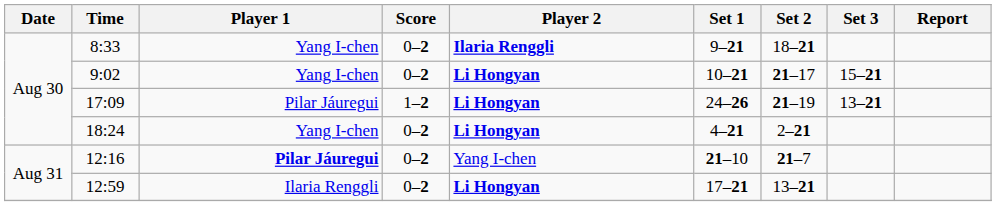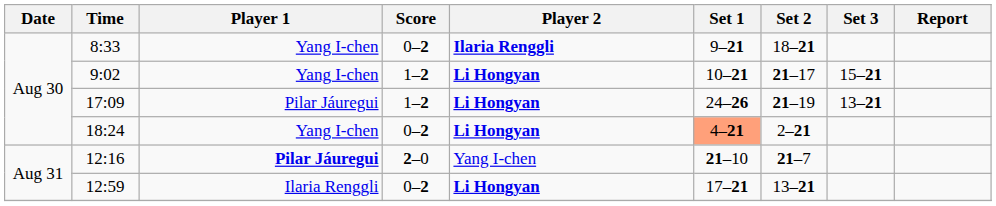(416, 74) 0–2 -> (416, 74) 1–2
(727, 131) no background -> (727, 131) lightsalmon background
(416, 159) 0–2 -> (416, 159) 2–0
